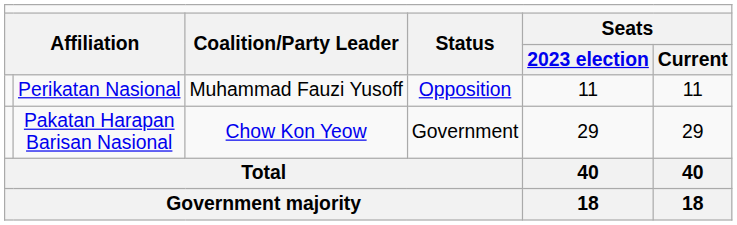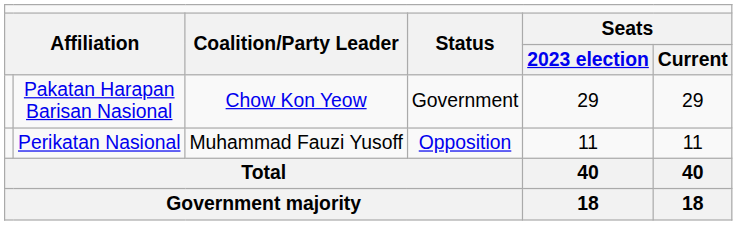rows swapped: (99, 131) <-> (99, 90)
